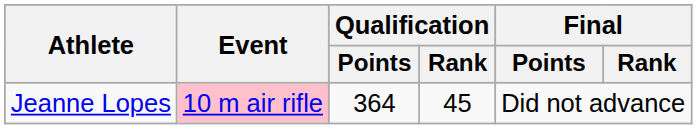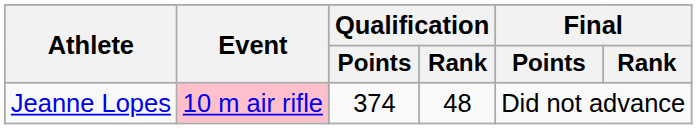(374, 104) 364 -> (374, 104) 374
(458, 104) 45 -> (458, 104) 48
